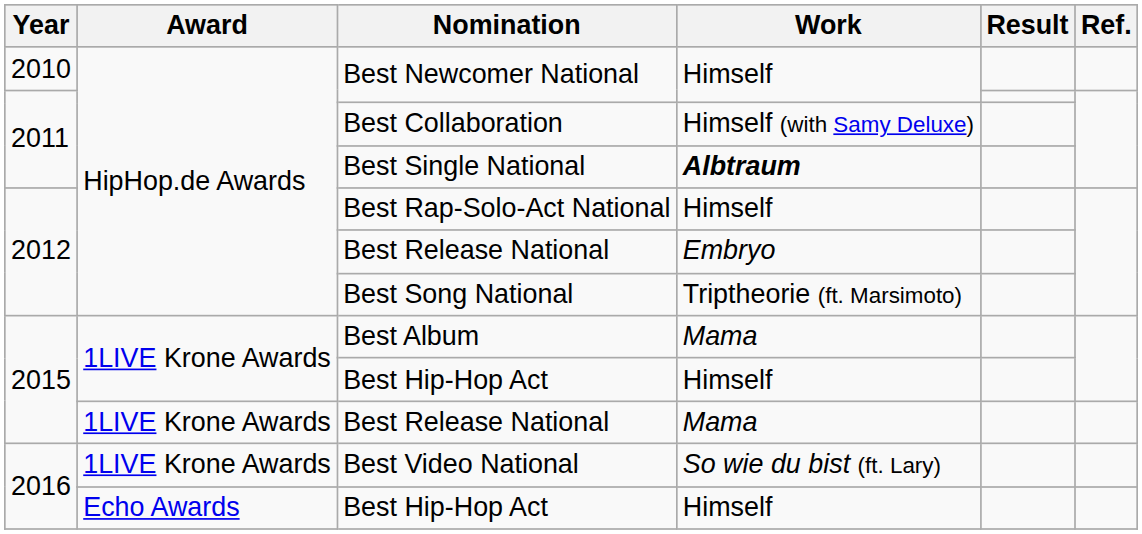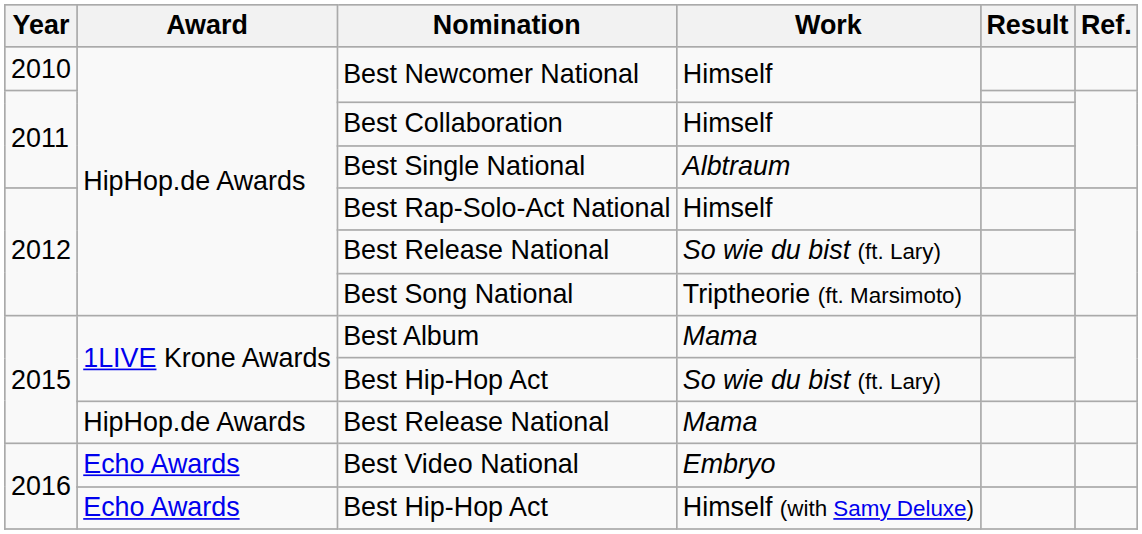(828, 123) Himself (with Samy Deluxe) -> (728, 123) Himself
(742, 166) bold -> (737, 166) normal
(729, 251) Embryo -> (812, 251) So wie du bist (ft. Lary)
(728, 379) Himself -> (812, 379) So wie du bist (ft. Lary)
(207, 421) 1LIVE Krone Awards -> (194, 421) HipHop.de Awards
(207, 464) 1LIVE Krone Awards -> (161, 464) Echo Awards
(812, 464) So wie du bist (ft. Lary) -> (729, 464) Embryo
(728, 507) Himself -> (828, 507) Himself (with Samy Deluxe)
